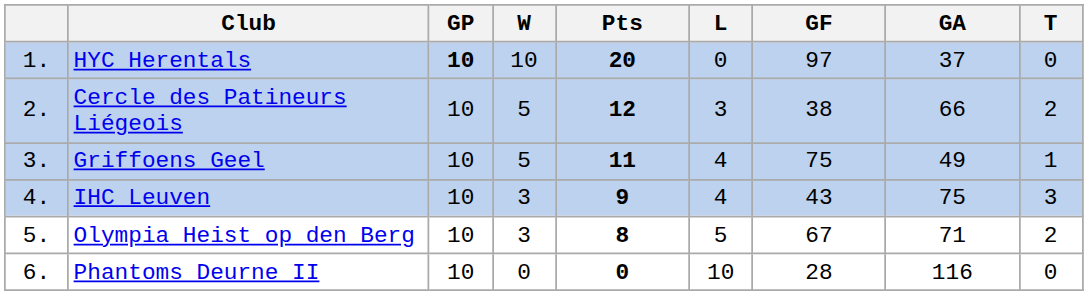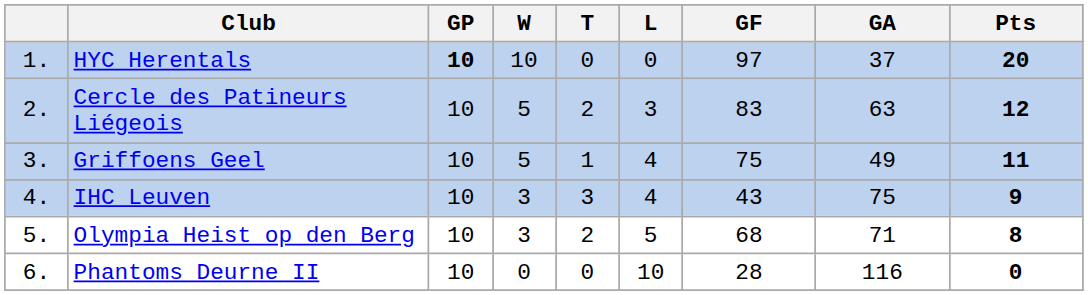columns swapped: (1051, 23) <-> (622, 23)
(819, 111) 38 -> (749, 111) 83
(952, 111) 66 -> (882, 111) 63
(819, 235) 67 -> (749, 235) 68
